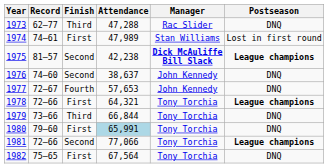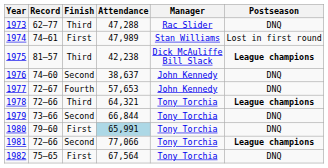(79, 57) Second -> (79, 57) Third
(187, 57) bold -> (187, 57) normal
(79, 102) First -> (79, 102) Third
(79, 116) Third -> (79, 116) Second
